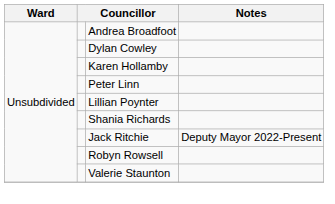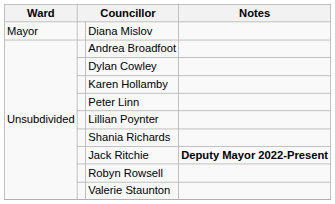+ row: (120, 31)
(251, 137) normal -> (255, 155) bold
